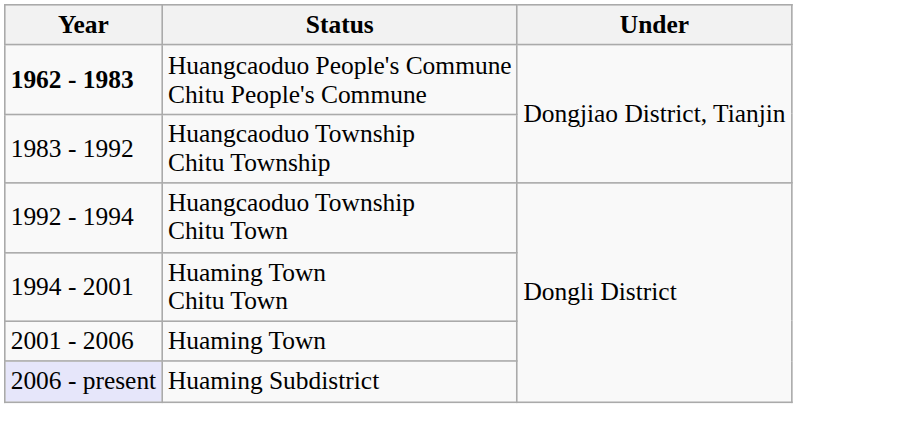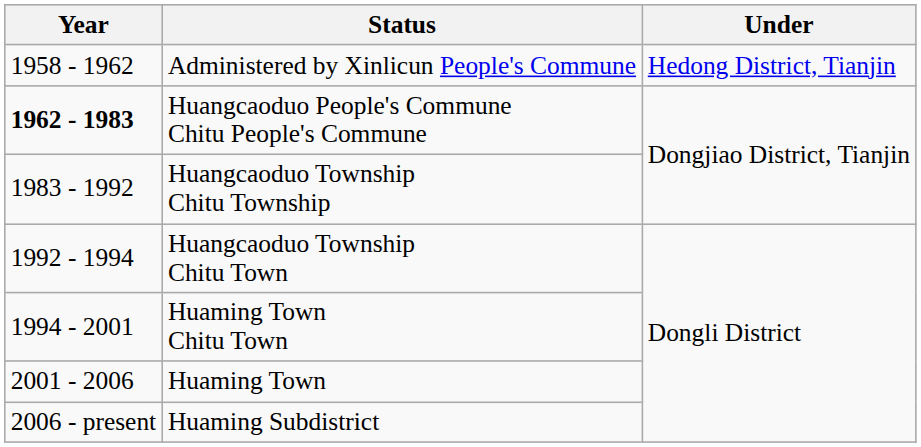+ row: (402, 65)
(83, 381) lavender background -> (83, 421) no background
